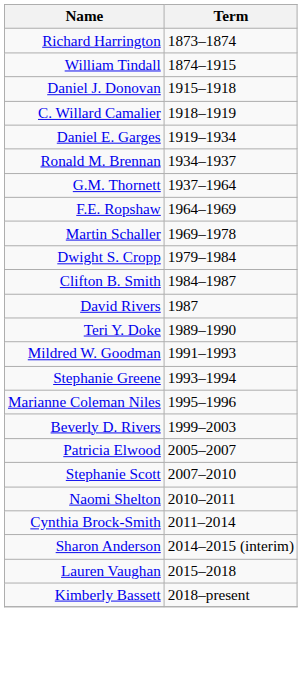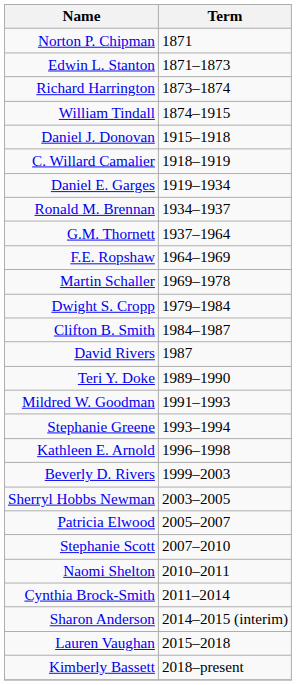+ row: (96, 40)
+ row: (101, 64)
- row: (84, 402)
+ row: (96, 450)
+ row: (81, 498)
